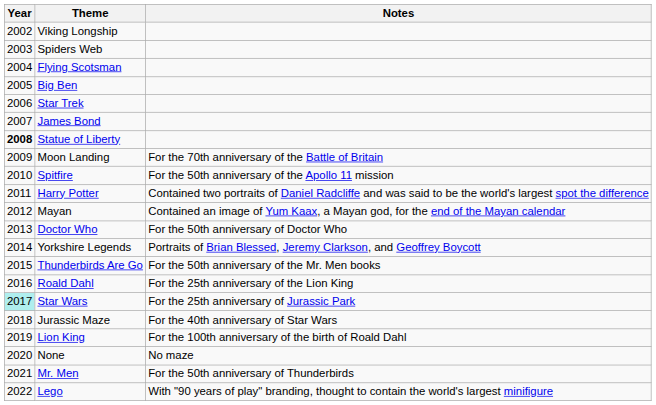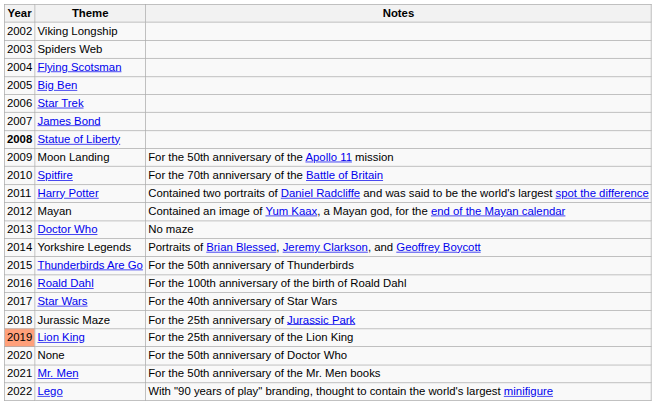(266, 157) For the 70th anniversary of the Battle of Britain -> (271, 157) For the 50th anniversary of the Apollo 11 mission
(271, 175) For the 50th anniversary of the Apollo 11 mission -> (266, 175) For the 70th anniversary of the Battle of Britain
(248, 229) For the 50th anniversary of Doctor Who -> (171, 229) No maze
(264, 265) For the 50th anniversary of the Mr. Men books -> (251, 265) For the 50th anniversary of Thunderbirds
(251, 283) For the 25th anniversary of the Lion King -> (277, 283) For the 100th anniversary of the birth of Roald Dahl
(20, 301) paleturquoise background -> (20, 301) no background
(252, 301) For the 25th anniversary of Jurassic Park -> (243, 301) For the 40th anniversary of Star Wars
(243, 319) For the 40th anniversary of Star Wars -> (252, 319) For the 25th anniversary of Jurassic Park
(20, 337) no background -> (20, 337) lightsalmon background
(277, 337) For the 100th anniversary of the birth of Roald Dahl -> (251, 337) For the 25th anniversary of the Lion King
(171, 355) No maze -> (248, 355) For the 50th anniversary of Doctor Who
(251, 373) For the 50th anniversary of Thunderbirds -> (264, 373) For the 50th anniversary of the Mr. Men books
